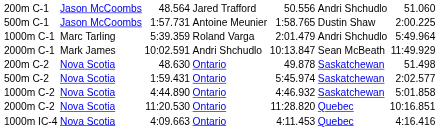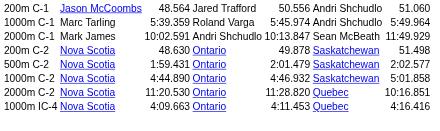- row: (26, 22)
(295, 37) 2:01.479 -> (290, 22) 5:45.974
(295, 79) 5:45.974 -> (290, 65) 2:01.479
